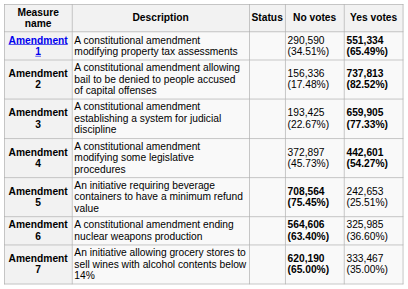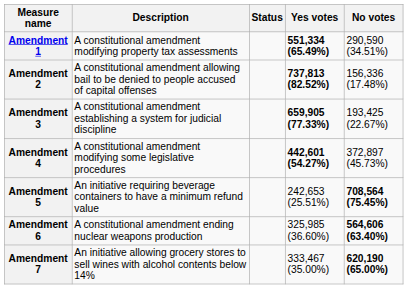columns swapped: (374, 18) <-> (315, 18)
